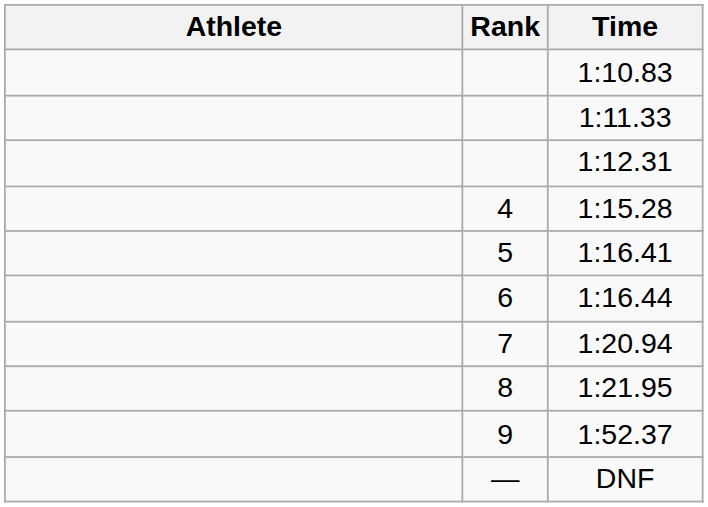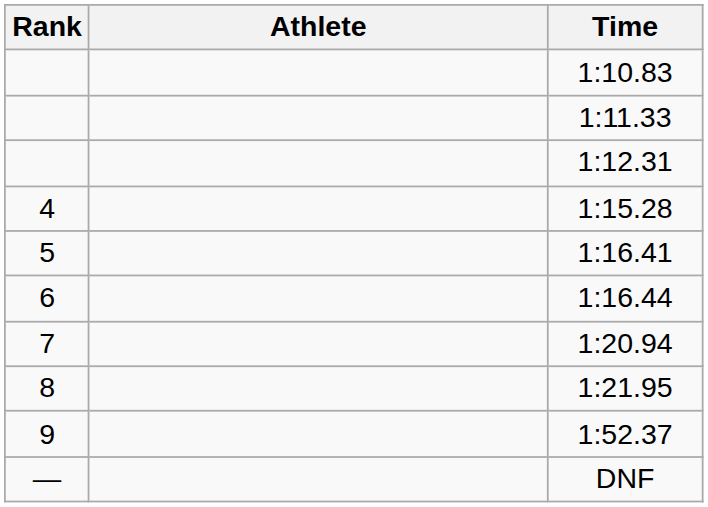columns swapped: (505, 27) <-> (234, 27)
